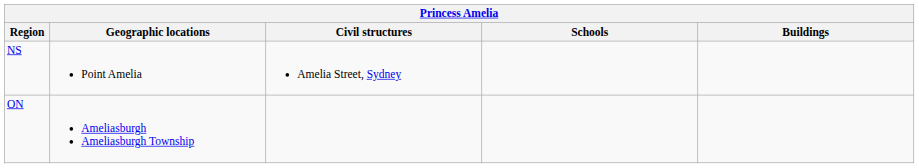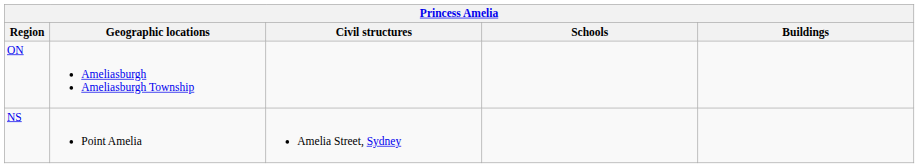rows swapped: (15, 104) <-> (14, 50)
